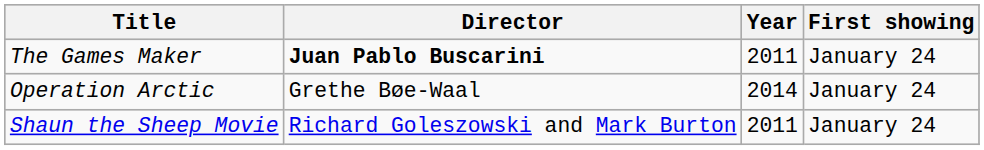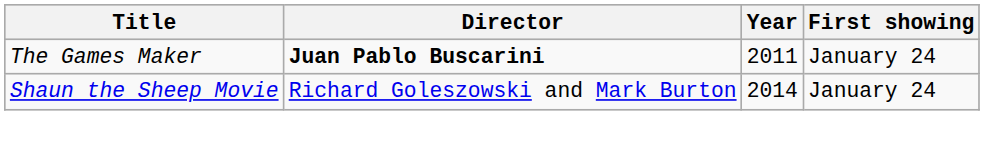- row: (112, 92)
(772, 126) 2011 -> (772, 92) 2014
